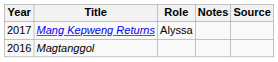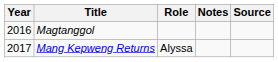rows swapped: (65, 48) <-> (96, 30)
